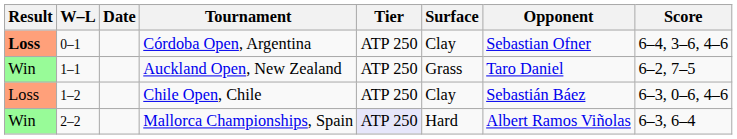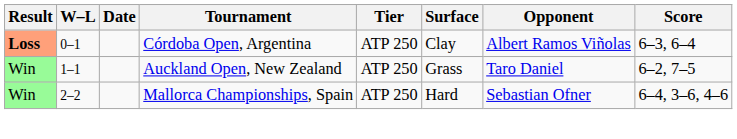(539, 43) Sebastian Ofner -> (559, 43) Albert Ramos Viñolas
(683, 43) 6–4, 3–6, 4–6 -> (667, 43) 6–3, 6–4
- row: (202, 95)
(389, 120) lavender background -> (389, 95) no background
(559, 120) Albert Ramos Viñolas -> (539, 95) Sebastian Ofner
(667, 120) 6–3, 6–4 -> (683, 95) 6–4, 3–6, 4–6
